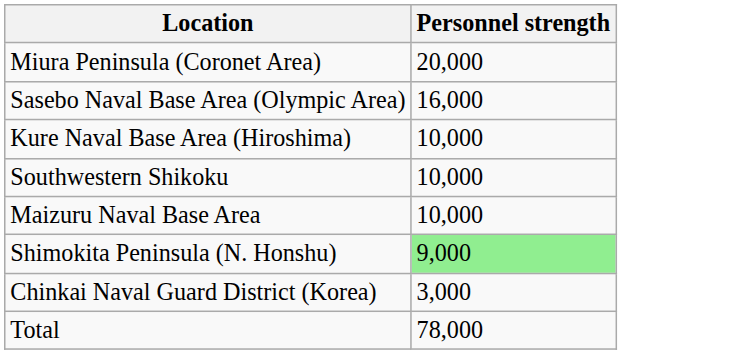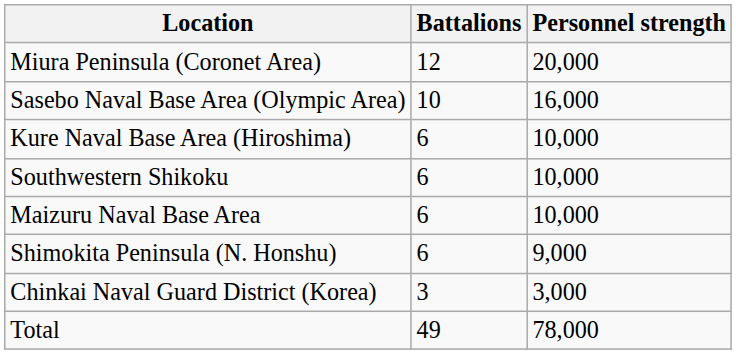+ column: (469, 23)
(444, 253) lightgreen background -> (560, 253) no background
